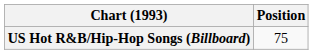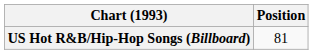(281, 37) 75 -> (281, 37) 81
